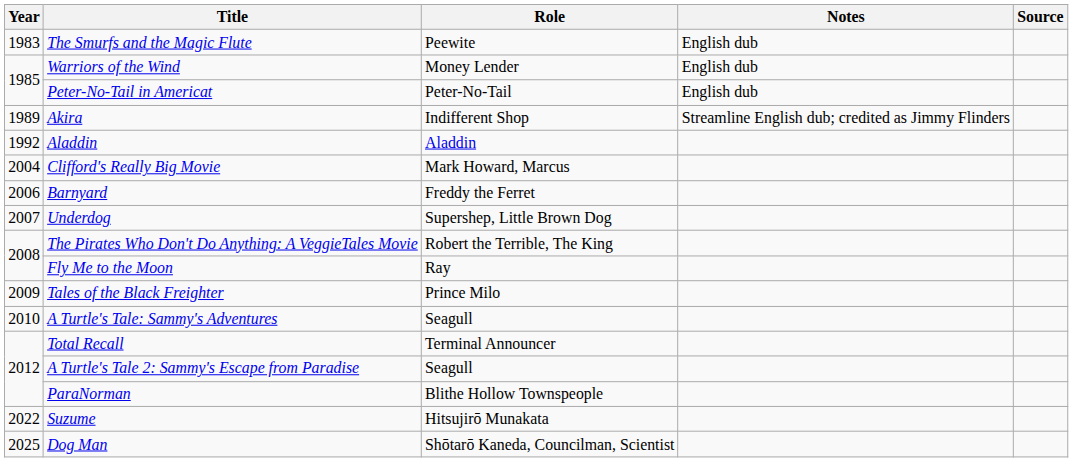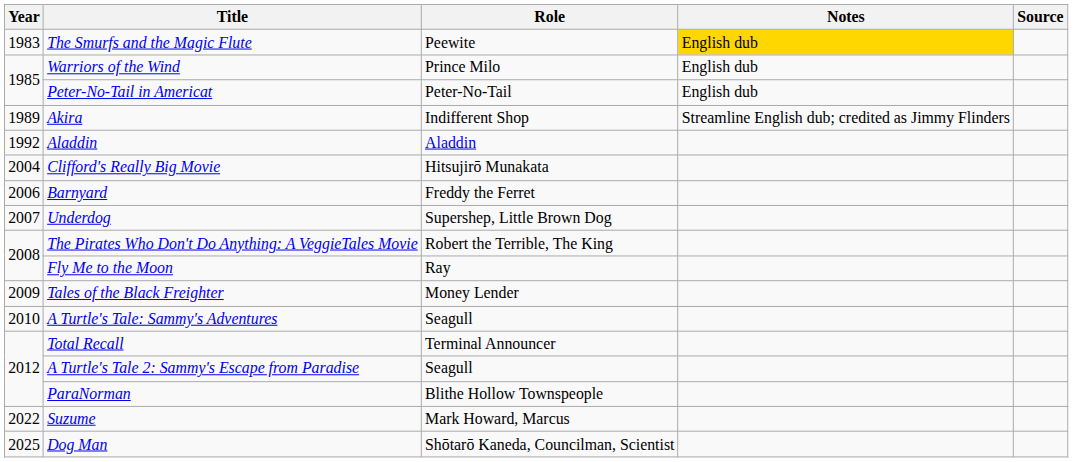(720, 42) no background -> (720, 42) gold background
(472, 67) Money Lender -> (463, 67) Prince Milo
(497, 167) Mark Howard, Marcus -> (487, 167) Hitsujirō Munakata
(463, 293) Prince Milo -> (472, 293) Money Lender
(487, 419) Hitsujirō Munakata -> (497, 419) Mark Howard, Marcus
